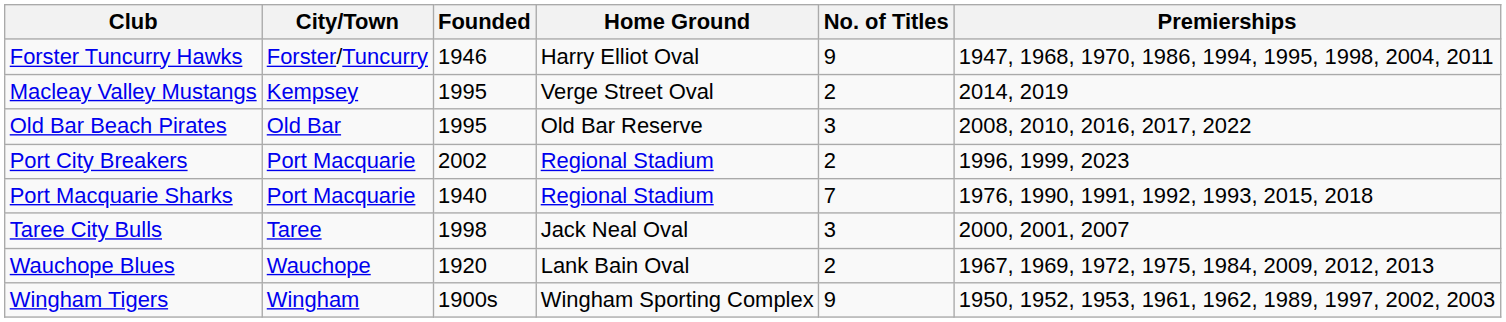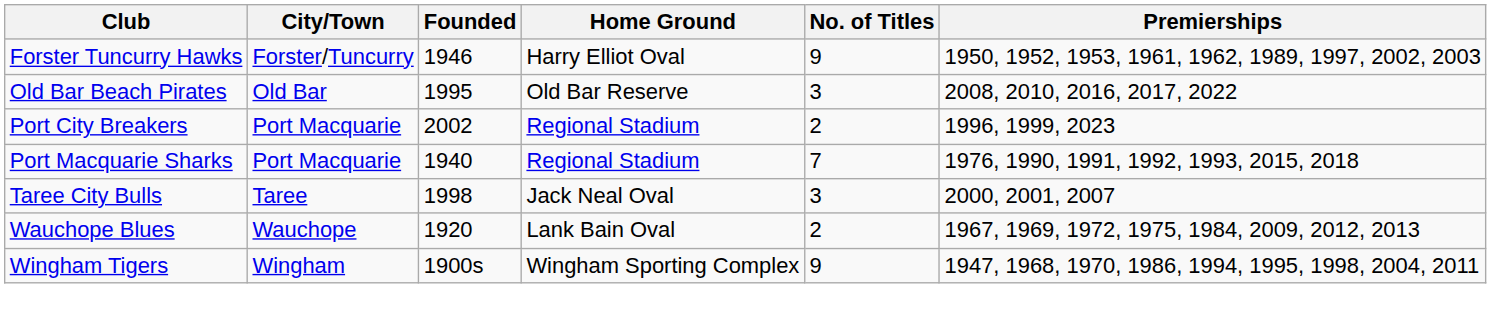(1226, 56) 1947, 1968, 1970, 1986, 1994, 1995, 1998, 2004, 2011 -> (1213, 56) 1950, 1952, 1953, 1961, 1962, 1989, 1997, 2002, 2003
- row: (133, 91)
(1227, 299) 1950, 1952, 1953, 1961, 1962, 1989, 1997, 2002, 2003 -> (1212, 265) 1947, 1968, 1970, 1986, 1994, 1995, 1998, 2004, 2011
